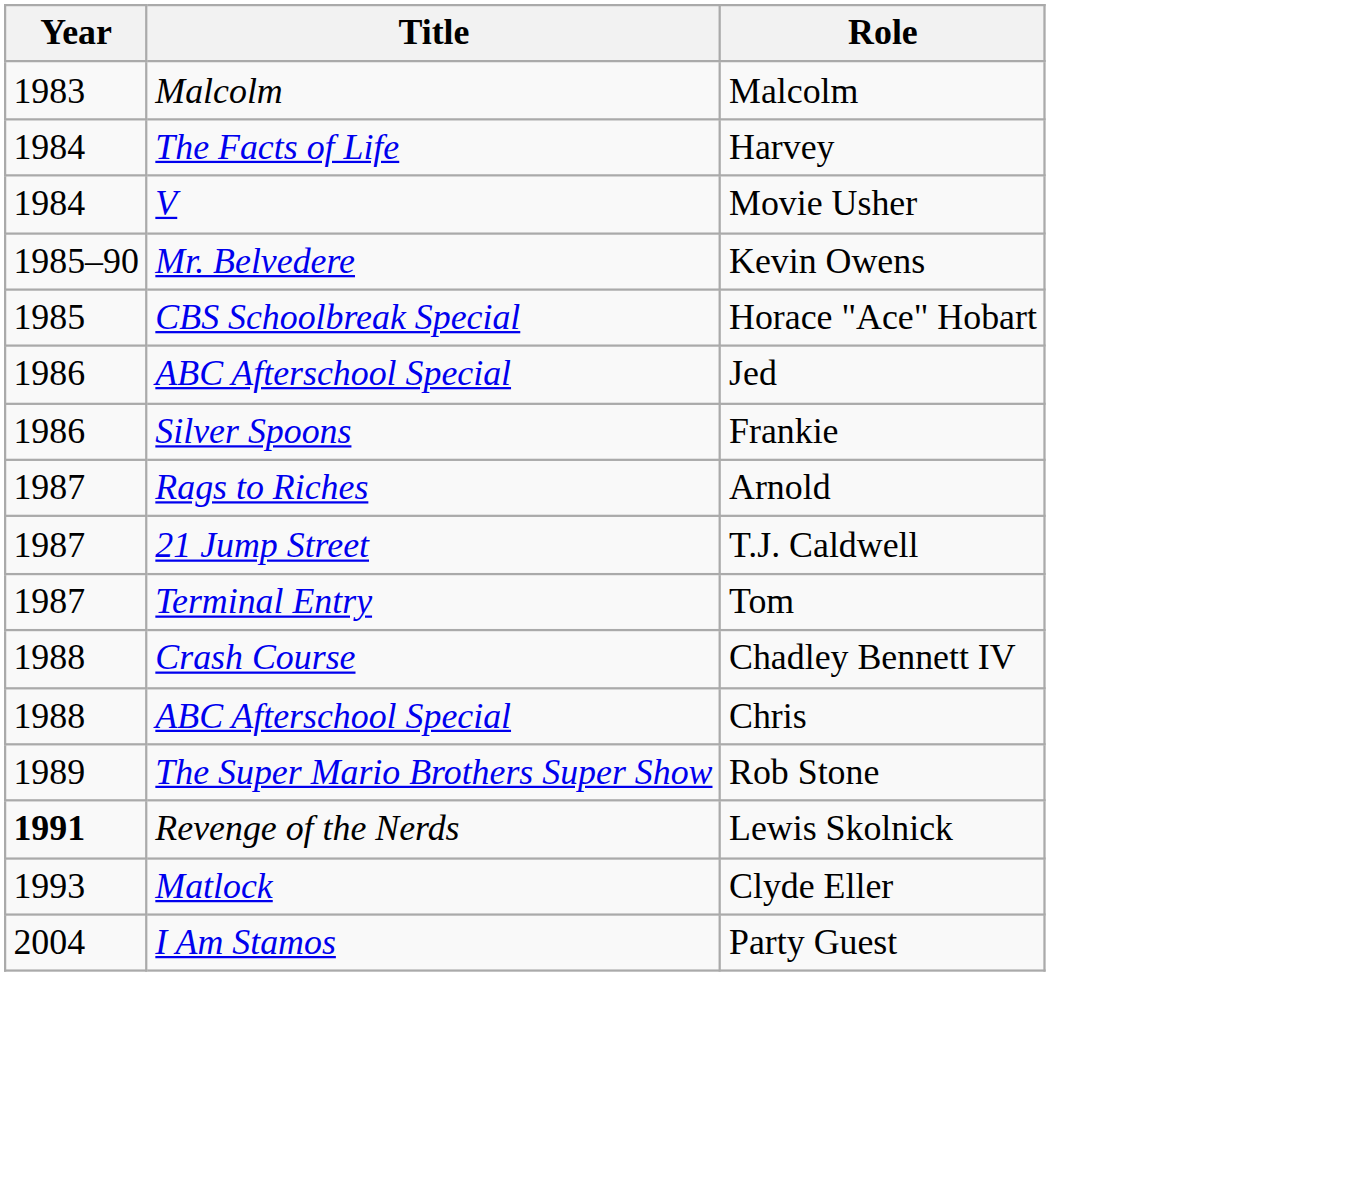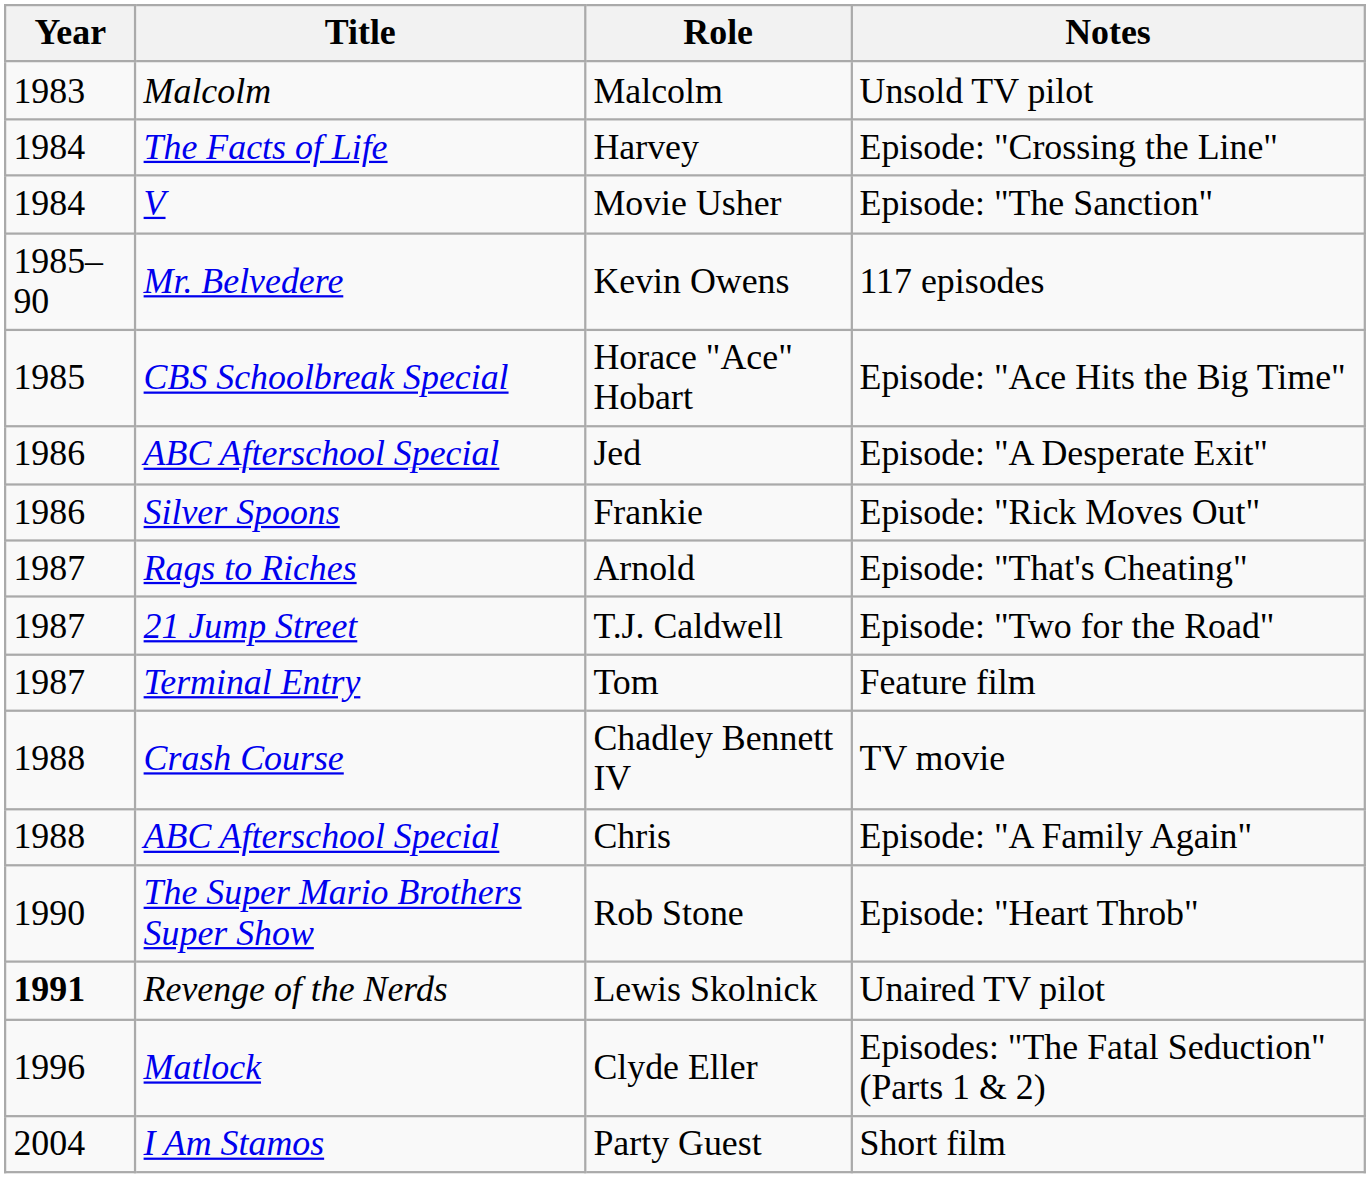+ column: (1108, 32)
(49, 771) 1989 -> (49, 912) 1990
(49, 885) 1993 -> (49, 1066) 1996
